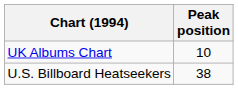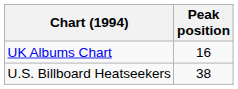(204, 52) 10 -> (204, 52) 16
